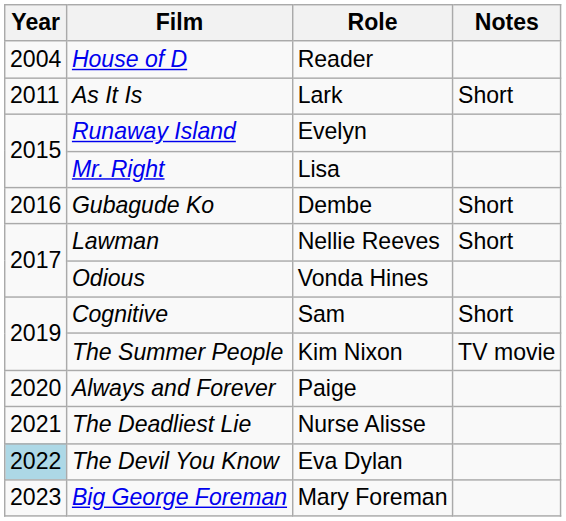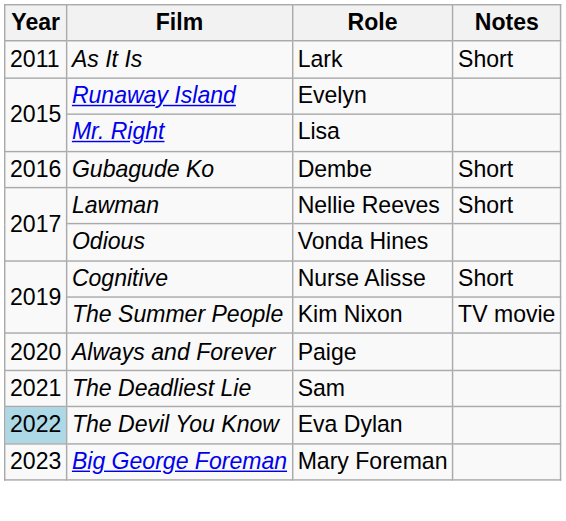- row: (130, 59)
(321, 315) Sam -> (362, 278) Nurse Alisse
(362, 424) Nurse Alisse -> (321, 388) Sam
